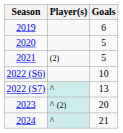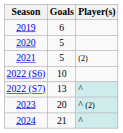columns swapped: (69, 12) <-> (104, 12)
